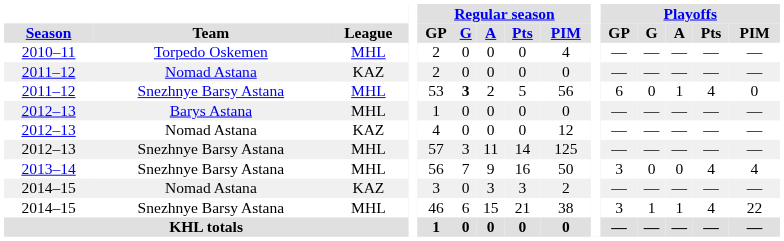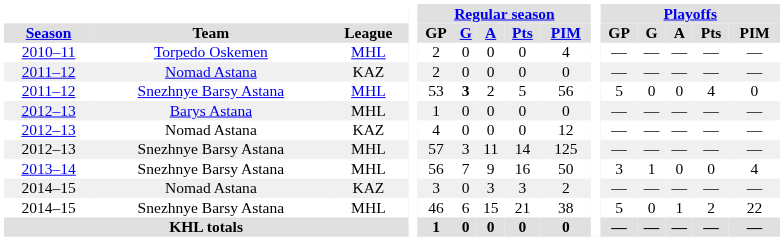(619, 91) 6 -> (619, 91) 5
(679, 91) 1 -> (679, 91) 0
(652, 168) 0 -> (652, 168) 1
(711, 168) 4 -> (711, 168) 0
(619, 207) 3 -> (619, 207) 5
(652, 207) 1 -> (652, 207) 0
(711, 207) 4 -> (711, 207) 2
